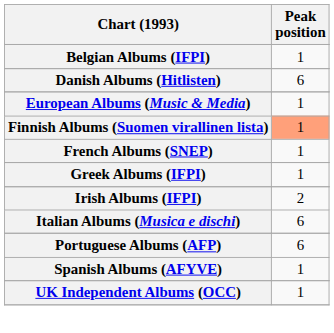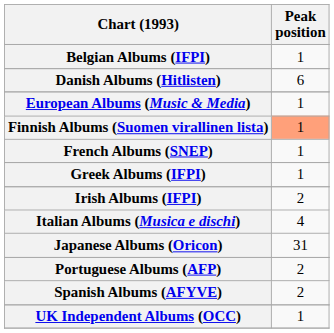(300, 221) 6 -> (300, 221) 4
+ row: (138, 245)
(300, 245) 6 -> (300, 269) 2
(300, 269) 1 -> (300, 292) 2
